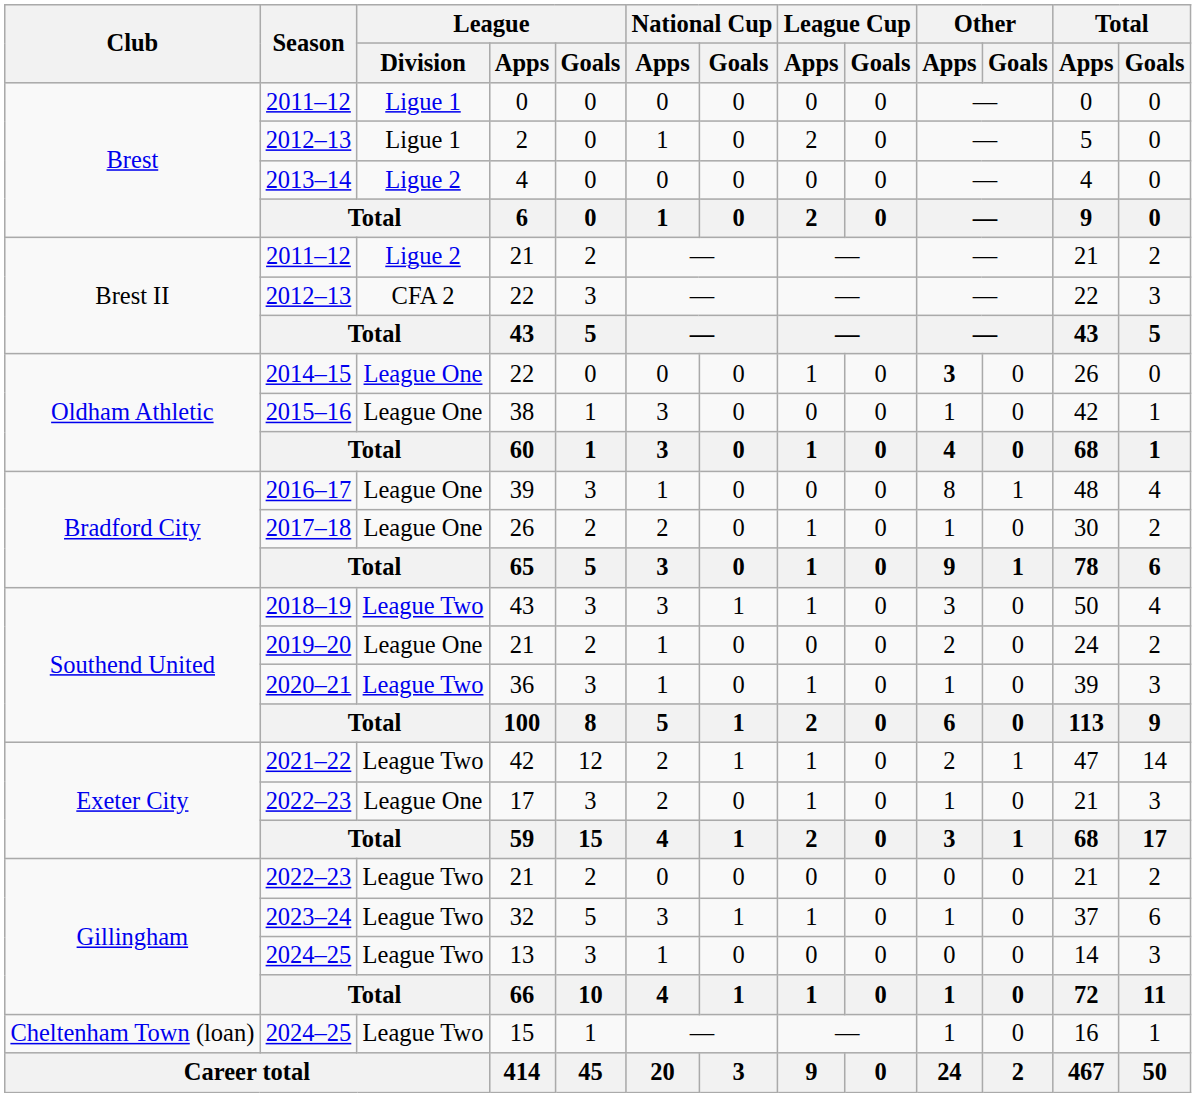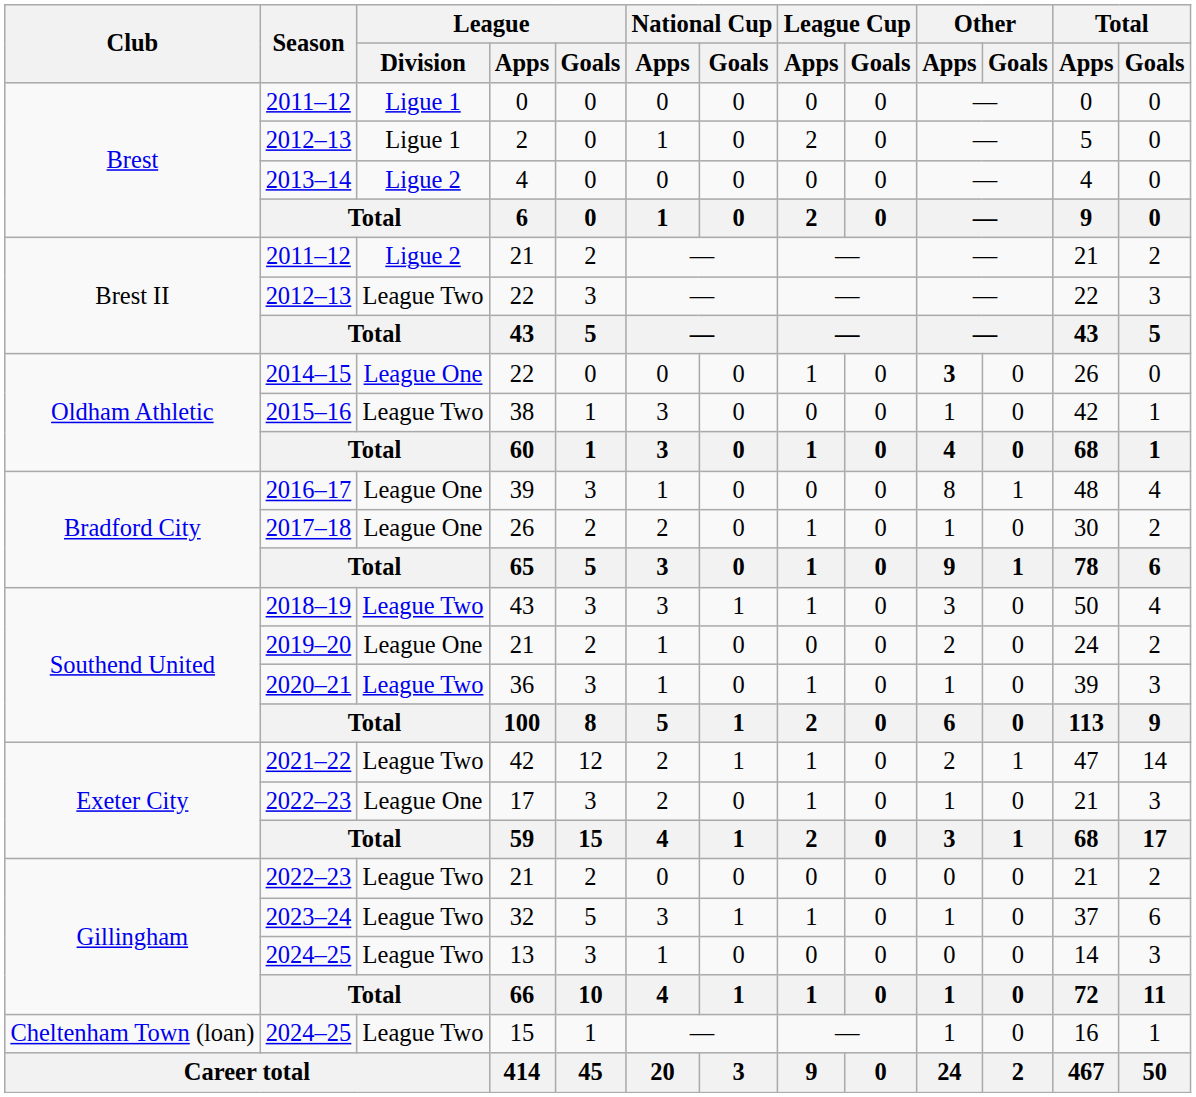(423, 295) CFA 2 -> (423, 295) League Two
(423, 412) League One -> (423, 412) League Two
